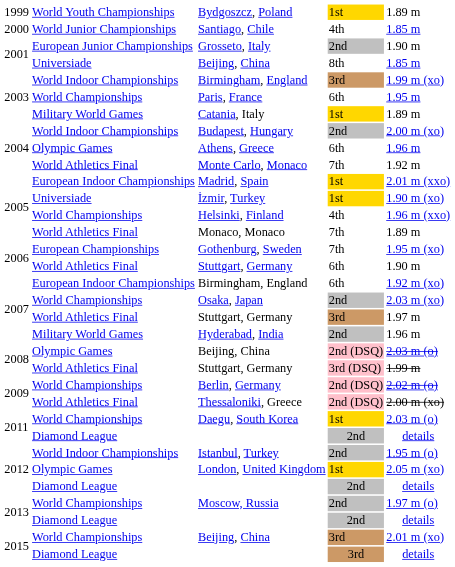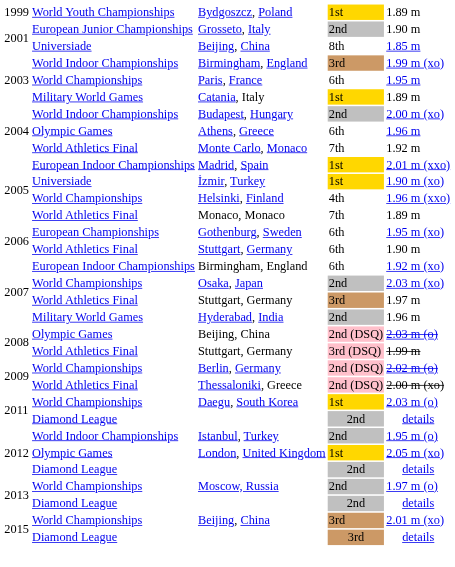- row: (17, 29)
(337, 249) 7th -> (337, 232) 6th
